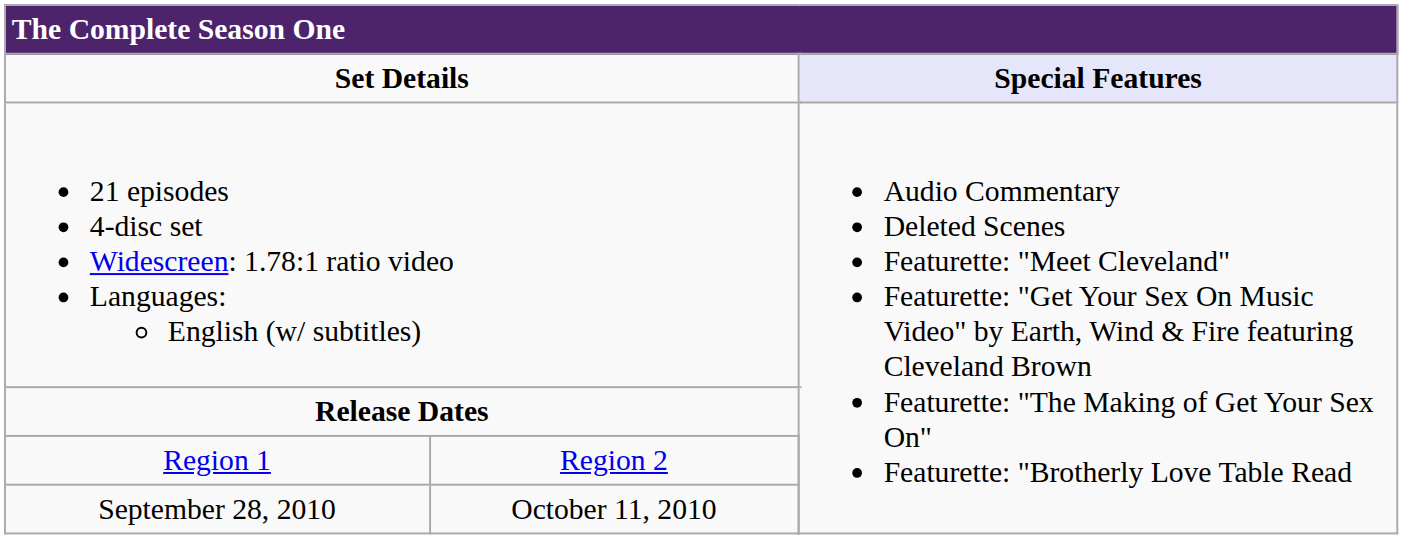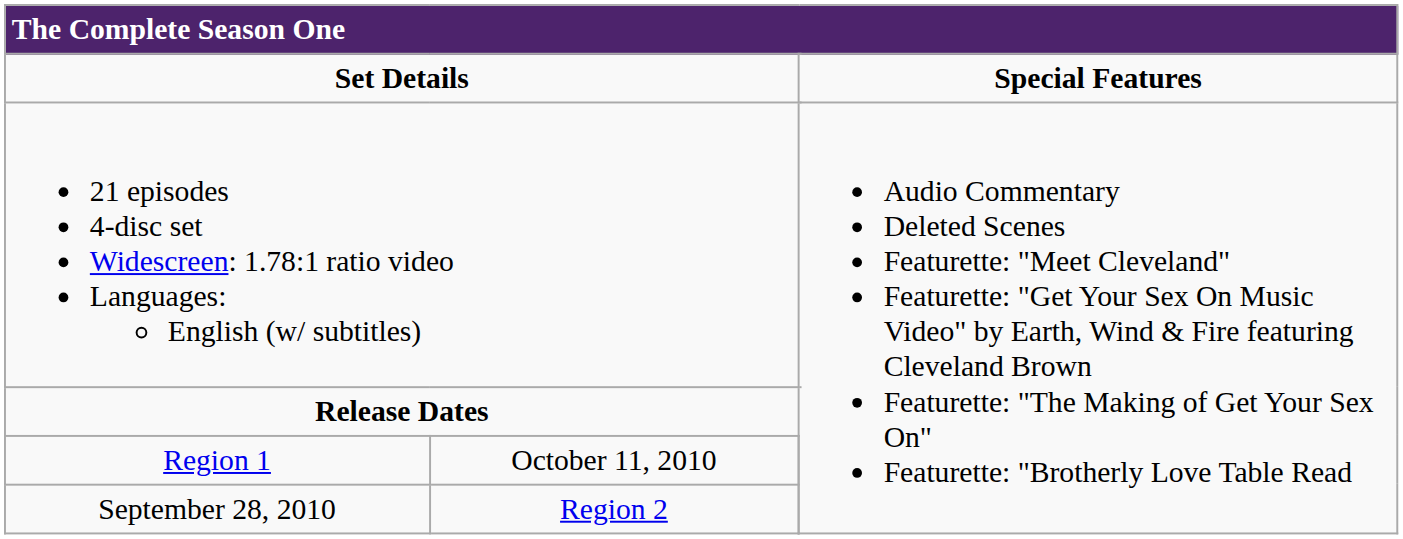(1098, 77) lavender background -> (1098, 77) no background
(614, 459) Region 2 -> (614, 459) October 11, 2010
(614, 508) October 11, 2010 -> (614, 508) Region 2
